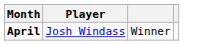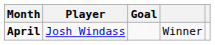+ column: (144, 13)
